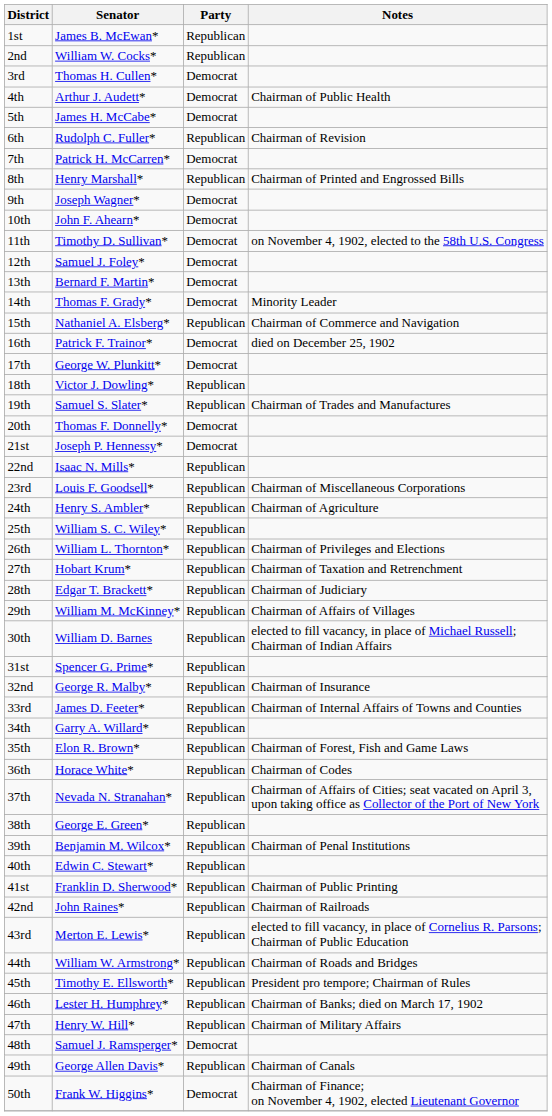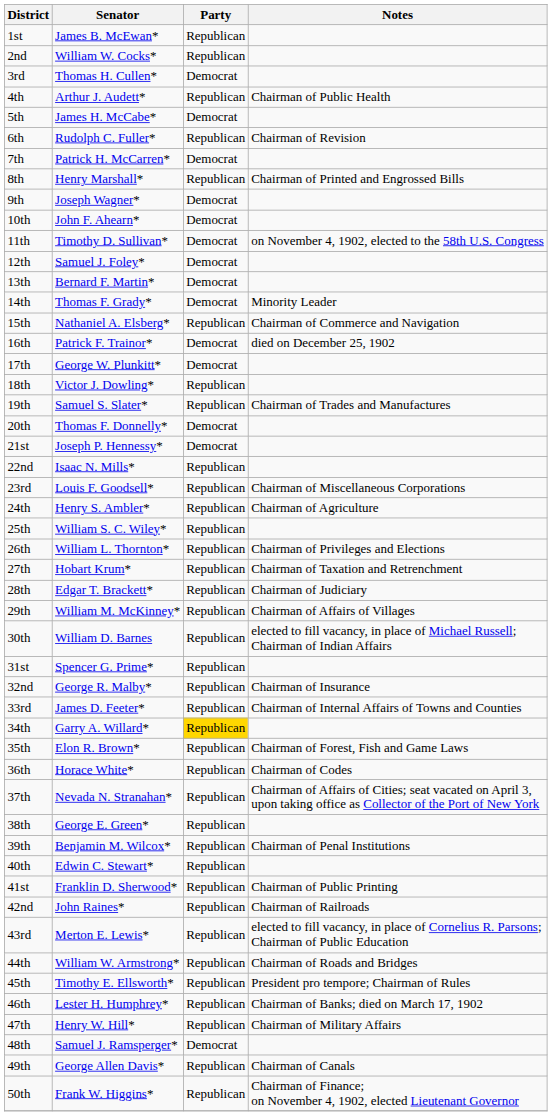(212, 96) Democrat -> (216, 96) Republican
(216, 728) no background -> (216, 728) gold background
(212, 1093) Democrat -> (216, 1093) Republican
